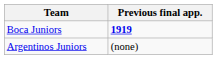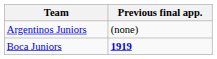rows swapped: (34, 29) <-> (47, 46)
